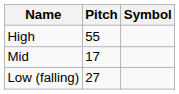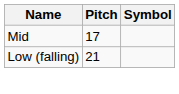- row: (21, 36)
(93, 78) 27 -> (93, 57) 21
